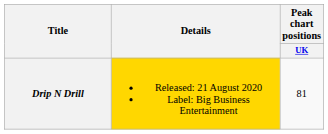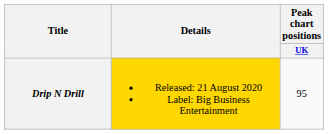(302, 93) 81 -> (302, 93) 95
